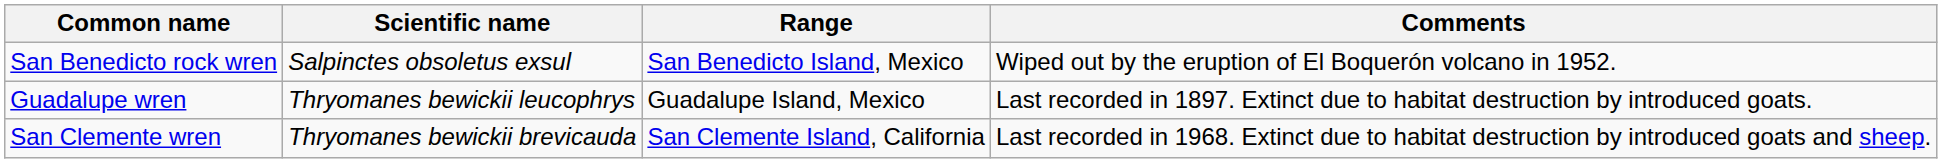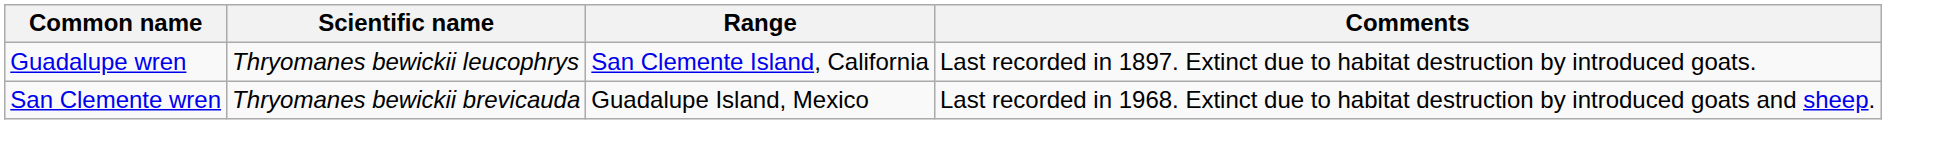- row: (144, 61)
(786, 99) Guadalupe Island, Mexico -> (760, 61) San Clemente Island, California
(816, 137) San Clemente Island, California -> (730, 99) Guadalupe Island, Mexico
